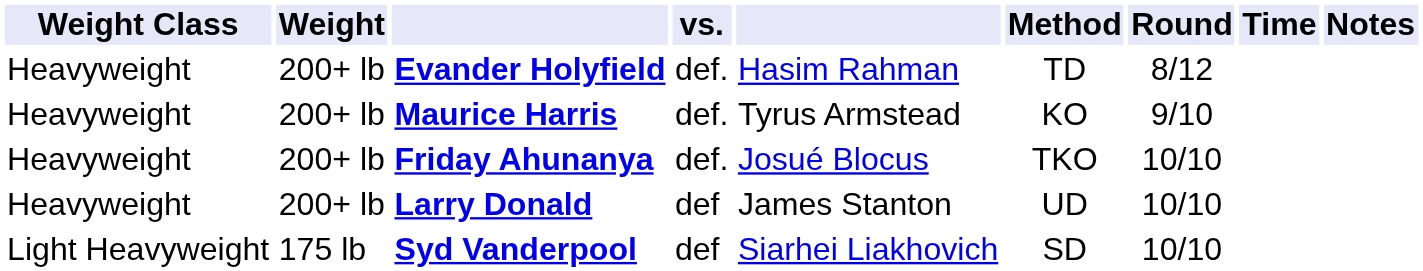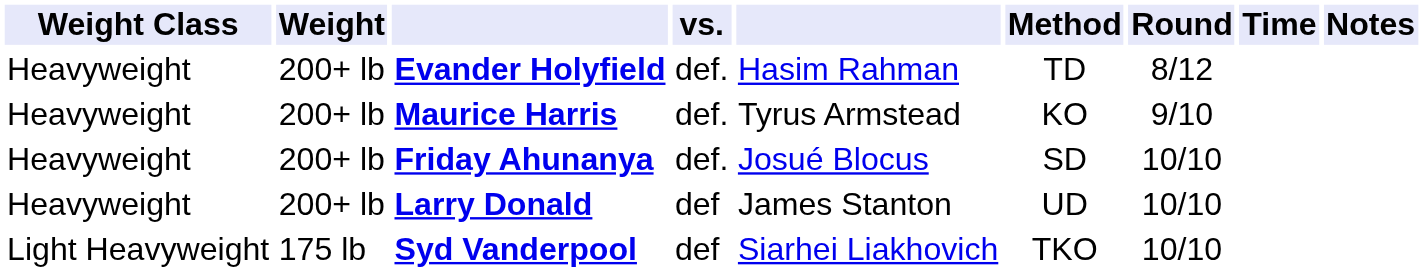(1065, 159) TKO -> (1065, 159) SD
(1065, 249) SD -> (1065, 249) TKO
